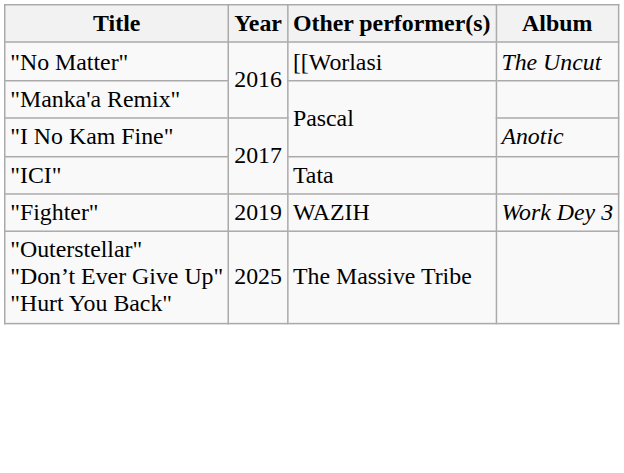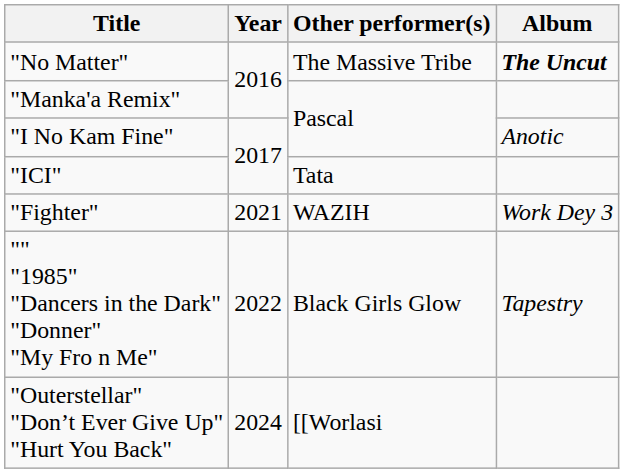(338, 61) [[Worlasi -> (382, 61) The Massive Tribe
(551, 61) normal -> (554, 61) bold
(258, 212) 2019 -> (258, 212) 2021
+ row: (116, 303)
(258, 277) 2025 -> (258, 422) 2024
(382, 277) The Massive Tribe -> (338, 422) [[Worlasi
